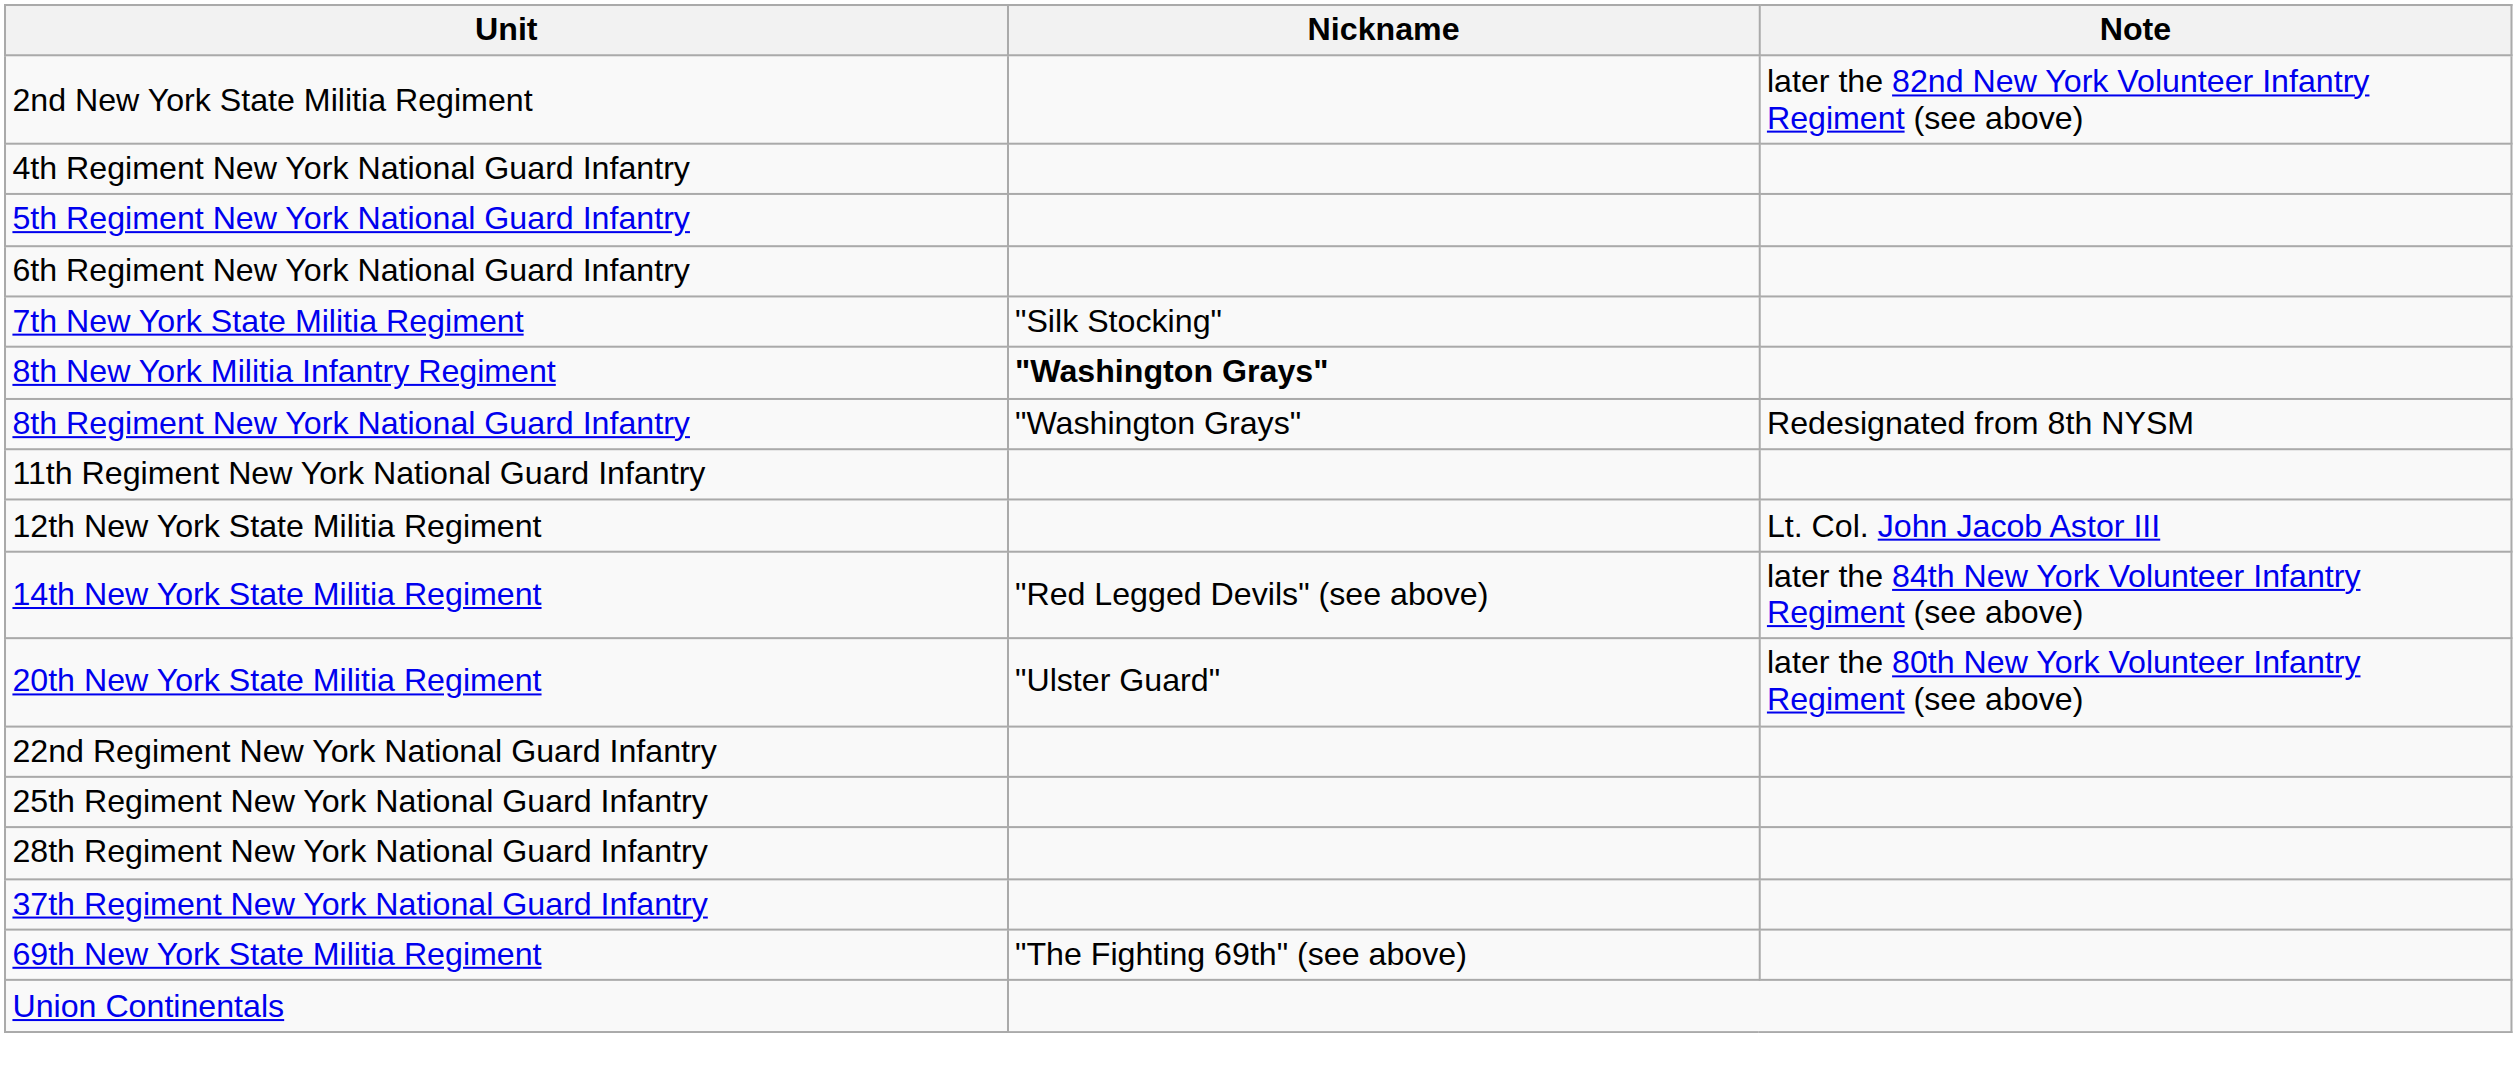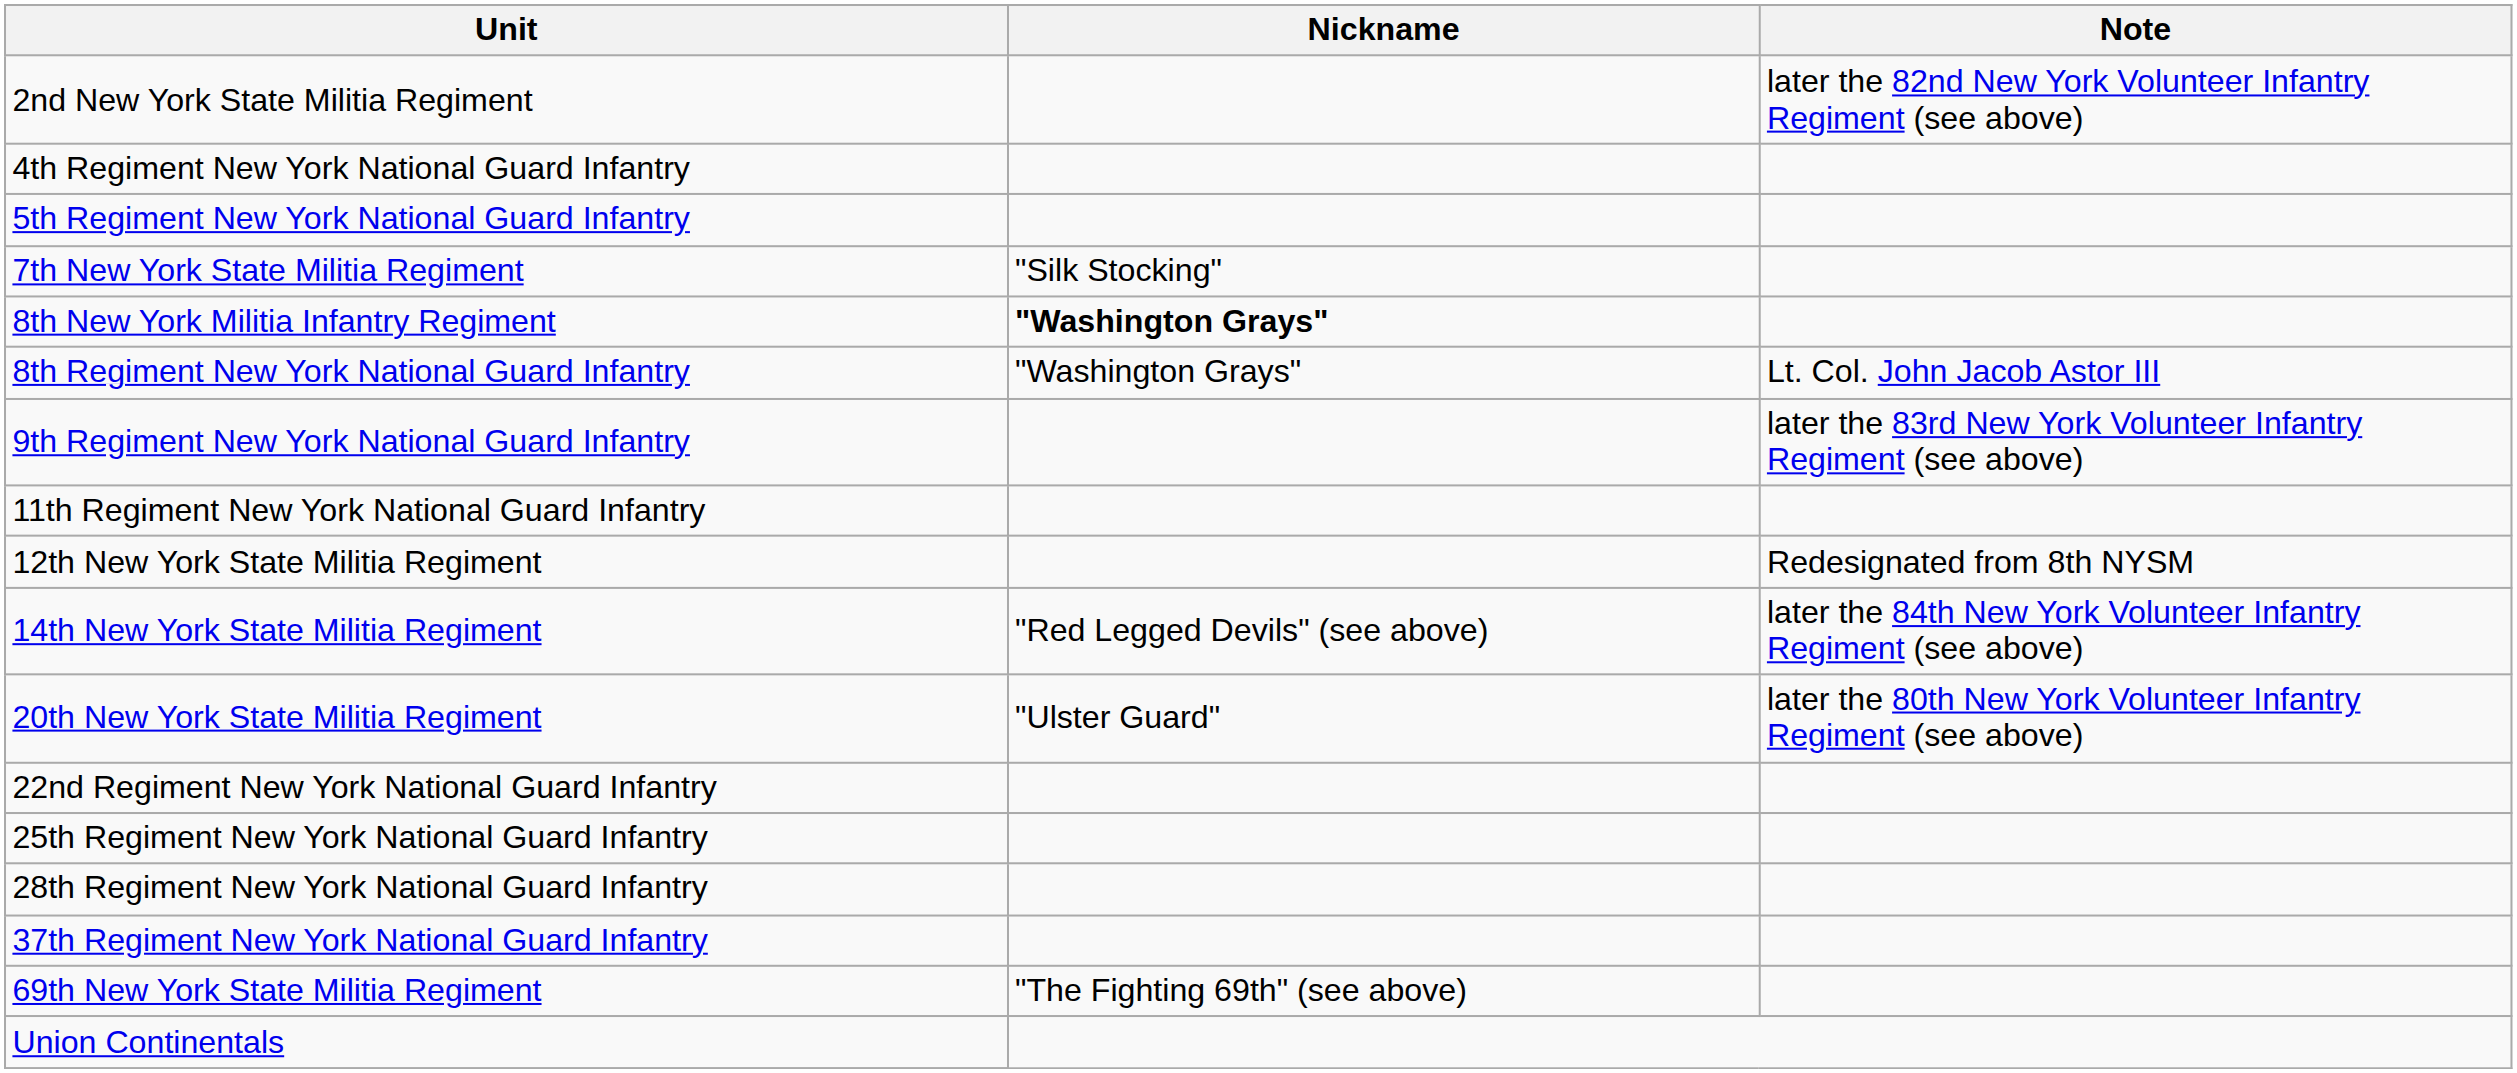- row: (351, 270)
(1981, 423) Redesignated from 8th NYSM -> (1964, 372) Lt. Col. John Jacob Astor III
+ row: (351, 441)
(1964, 525) Lt. Col. John Jacob Astor III -> (1981, 561) Redesignated from 8th NYSM
